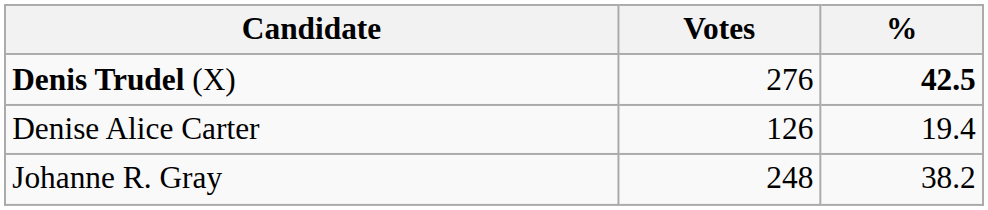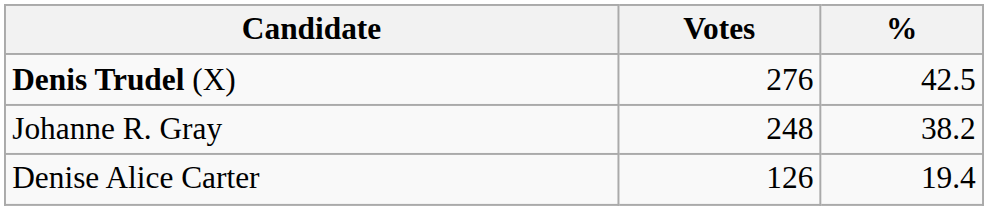(948, 79) bold -> (948, 79) normal
rows swapped: (117, 178) <-> (136, 128)
